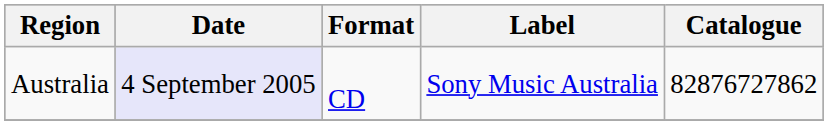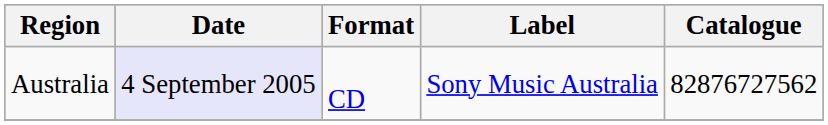(744, 83) 82876727862 -> (744, 83) 82876727562
